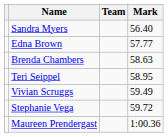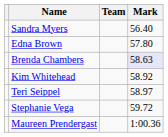(141, 44) 57.77 -> (141, 44) 57.80
(141, 60) no background -> (141, 60) lavender background
+ row: (43, 76)
(141, 76) 58.95 -> (141, 92) 58.97
- row: (42, 92)
